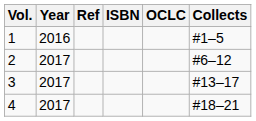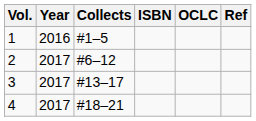columns swapped: (220, 15) <-> (88, 15)
